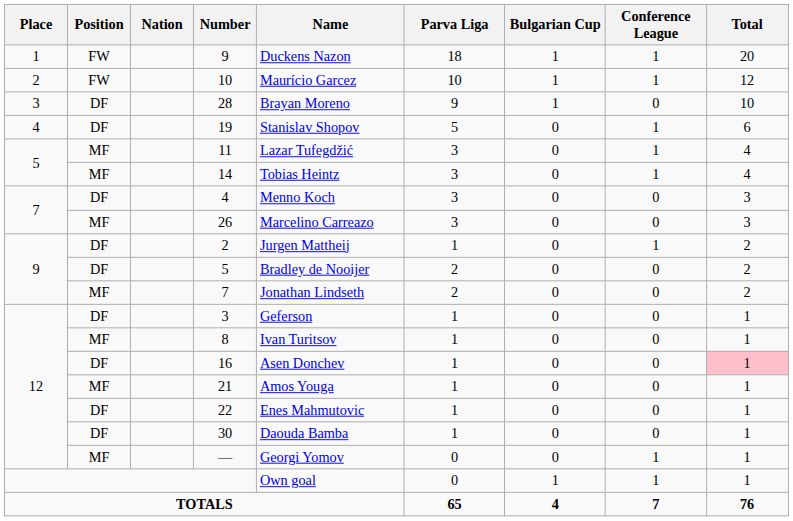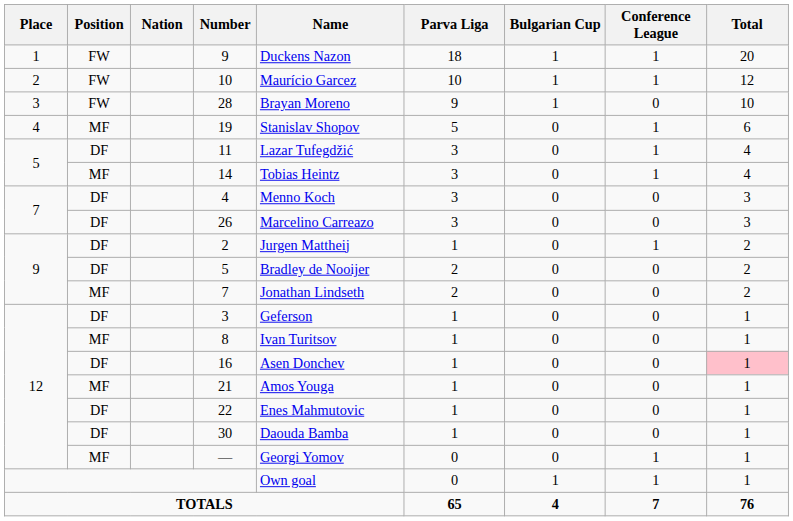(99, 104) DF -> (99, 104) FW
(99, 127) DF -> (99, 127) MF
(99, 151) MF -> (99, 151) DF
(99, 221) MF -> (99, 221) DF
